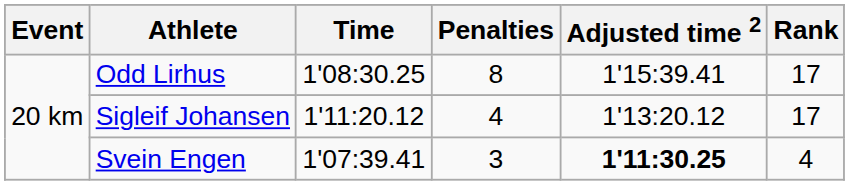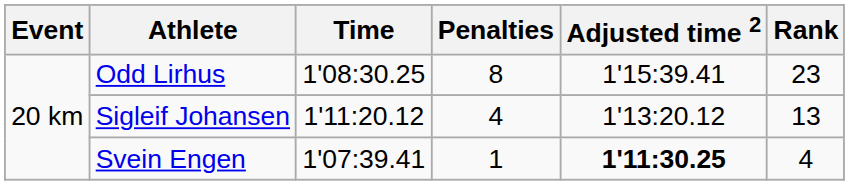(806, 75) 17 -> (806, 75) 23
(806, 117) 17 -> (806, 117) 13
(496, 159) 3 -> (496, 159) 1
